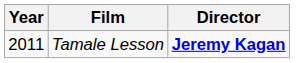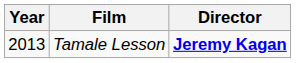(26, 44) 2011 -> (27, 44) 2013
